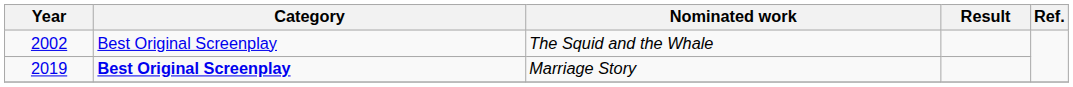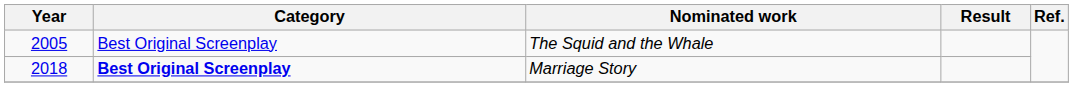(49, 43) 2002 -> (49, 43) 2005
(49, 69) 2019 -> (49, 69) 2018
